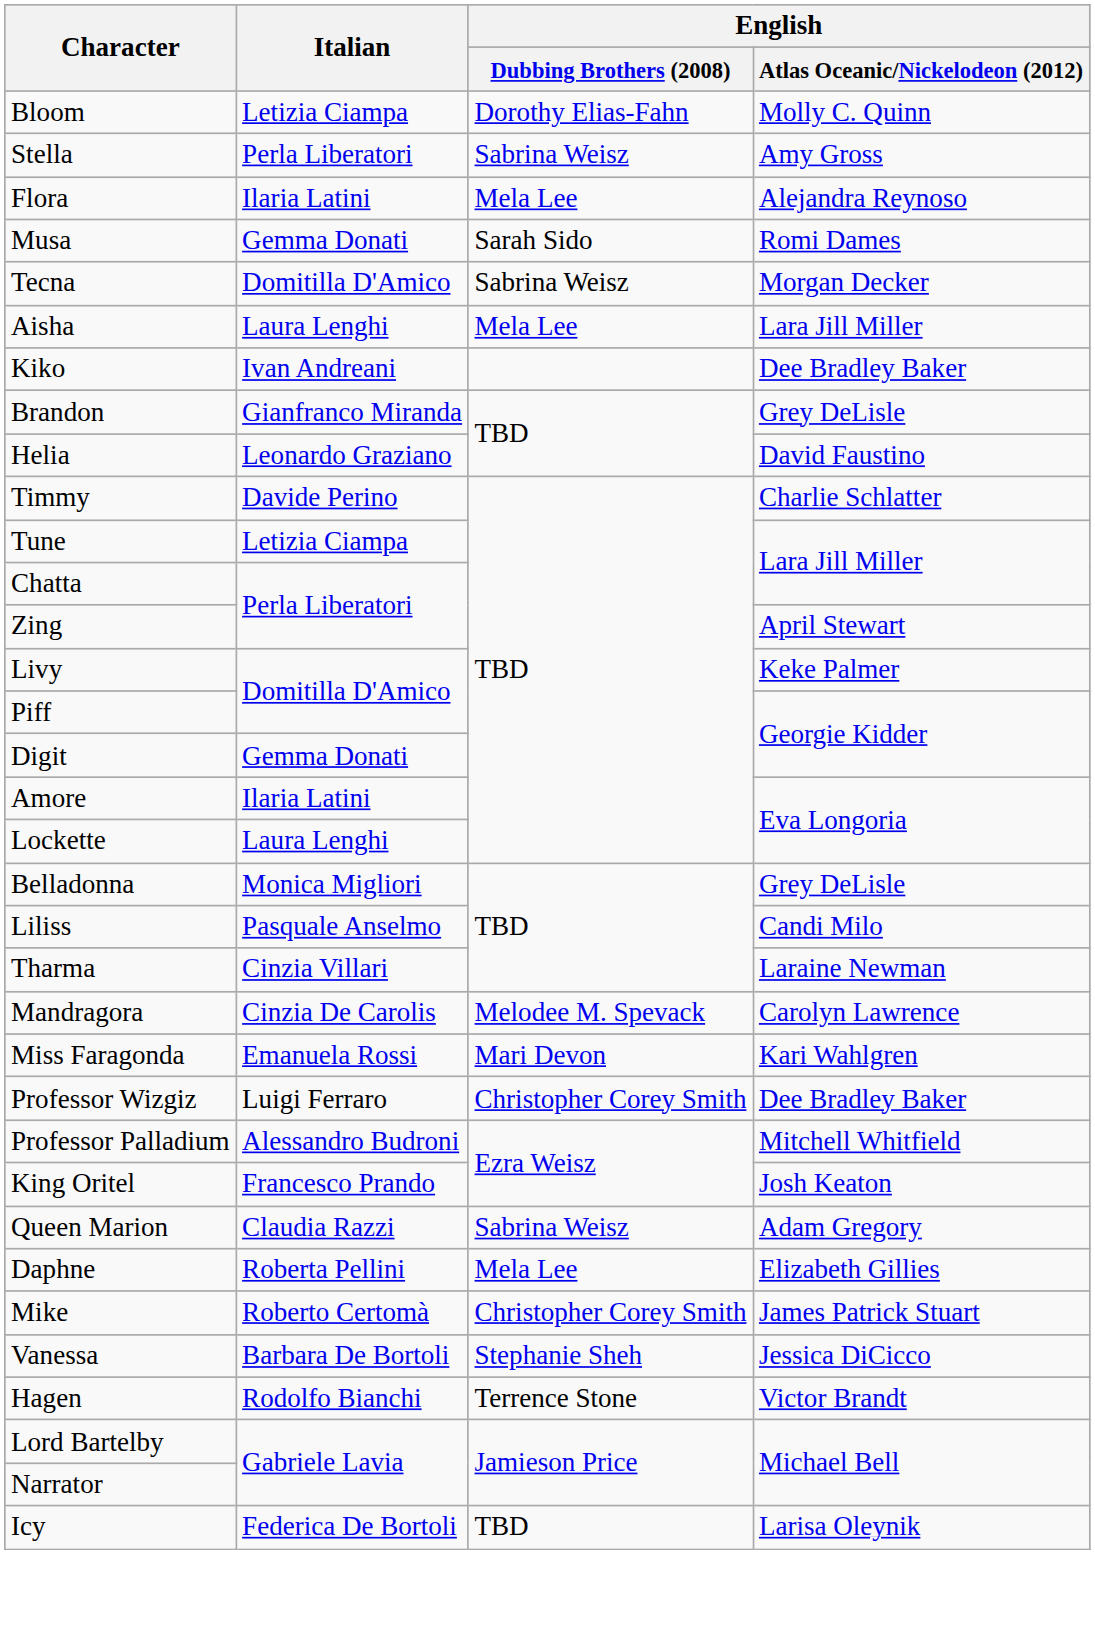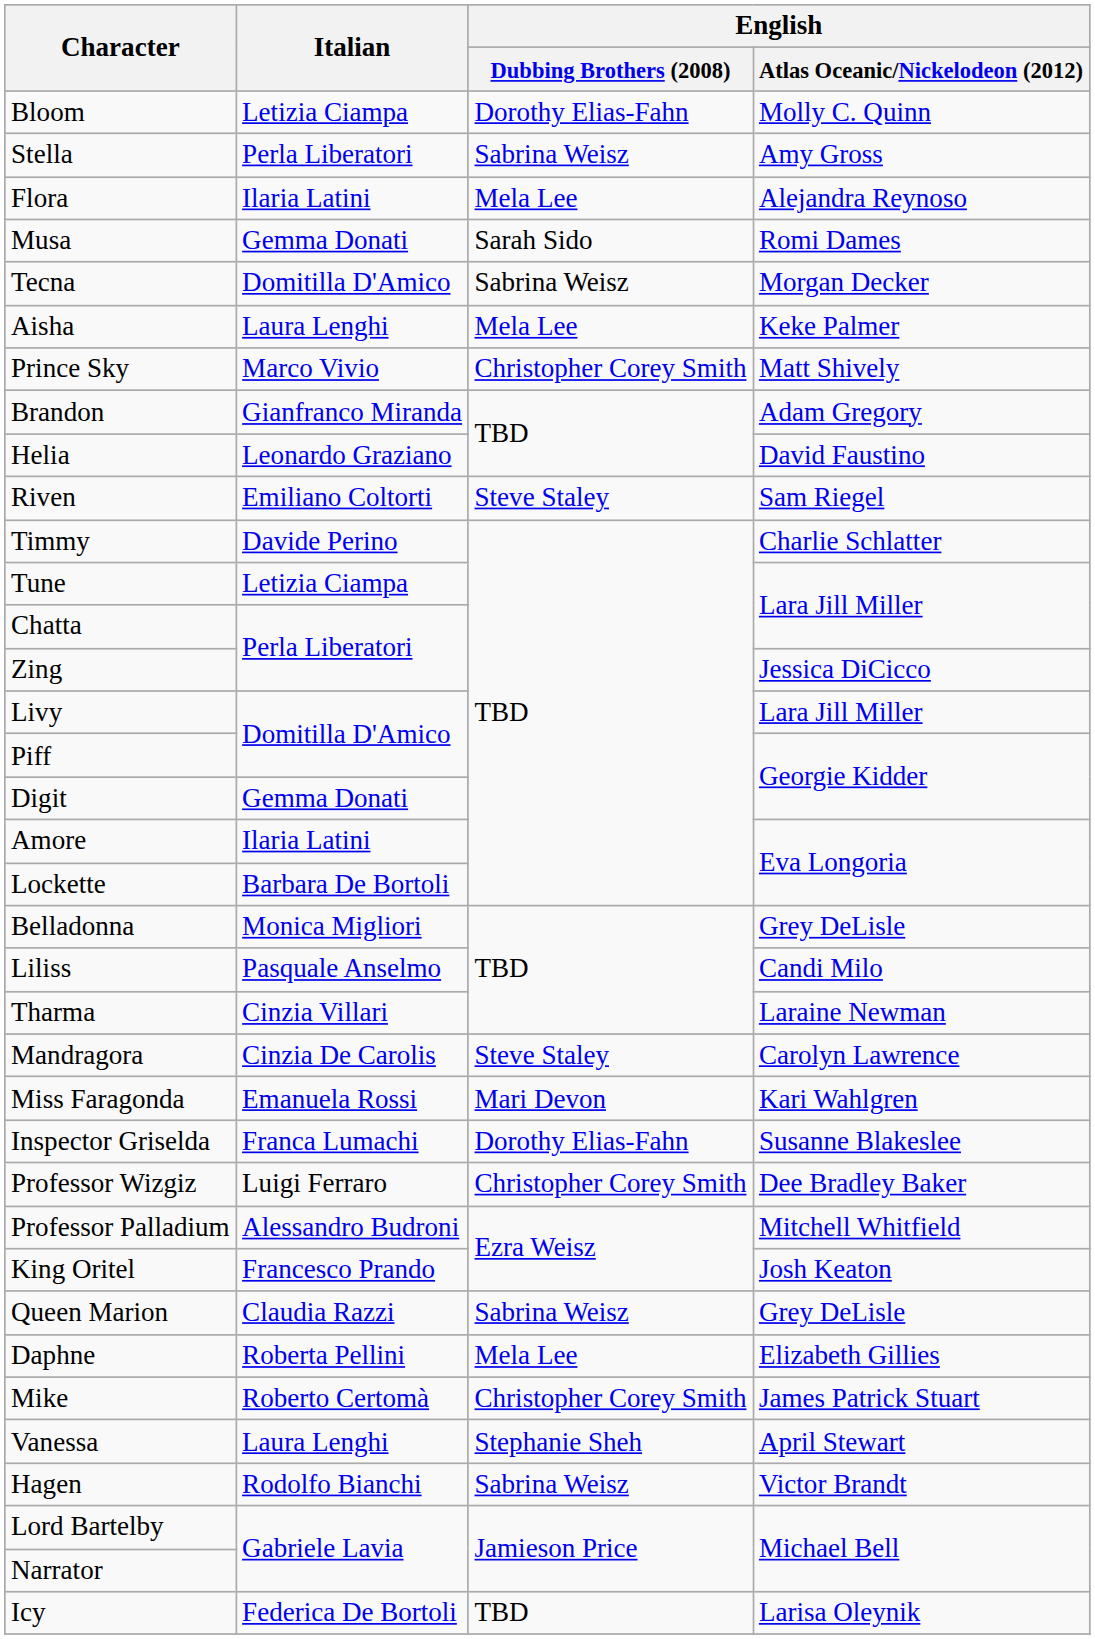(841, 326) Lara Jill Miller -> (829, 326) Keke Palmer
- row: (38, 369)
+ row: (70, 369)
(832, 411) Grey DeLisle -> (840, 411) Adam Gregory
+ row: (43, 497)
(832, 626) April Stewart -> (845, 669) Jessica DiCicco
(829, 669) Keke Palmer -> (841, 712) Lara Jill Miller
(315, 840) Laura Lenghi -> (346, 883) Barbara De Bortoli
(590, 1012) Melodee M. Spevack -> (542, 1055) Steve Staley
+ row: (111, 1140)
(840, 1226) Adam Gregory -> (832, 1312) Grey DeLisle
(346, 1355) Barbara De Bortoli -> (315, 1441) Laura Lenghi
(845, 1355) Jessica DiCicco -> (832, 1441) April Stewart
(556, 1398) Terrence Stone -> (552, 1483) Sabrina Weisz
